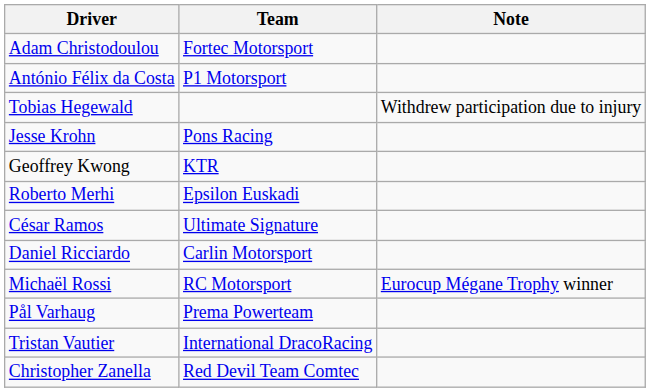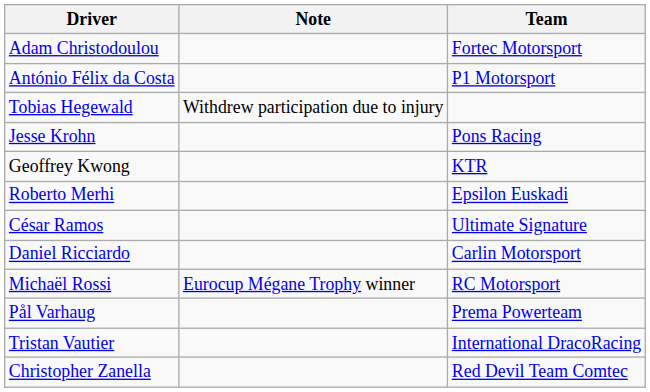columns swapped: (278, 18) <-> (511, 18)
